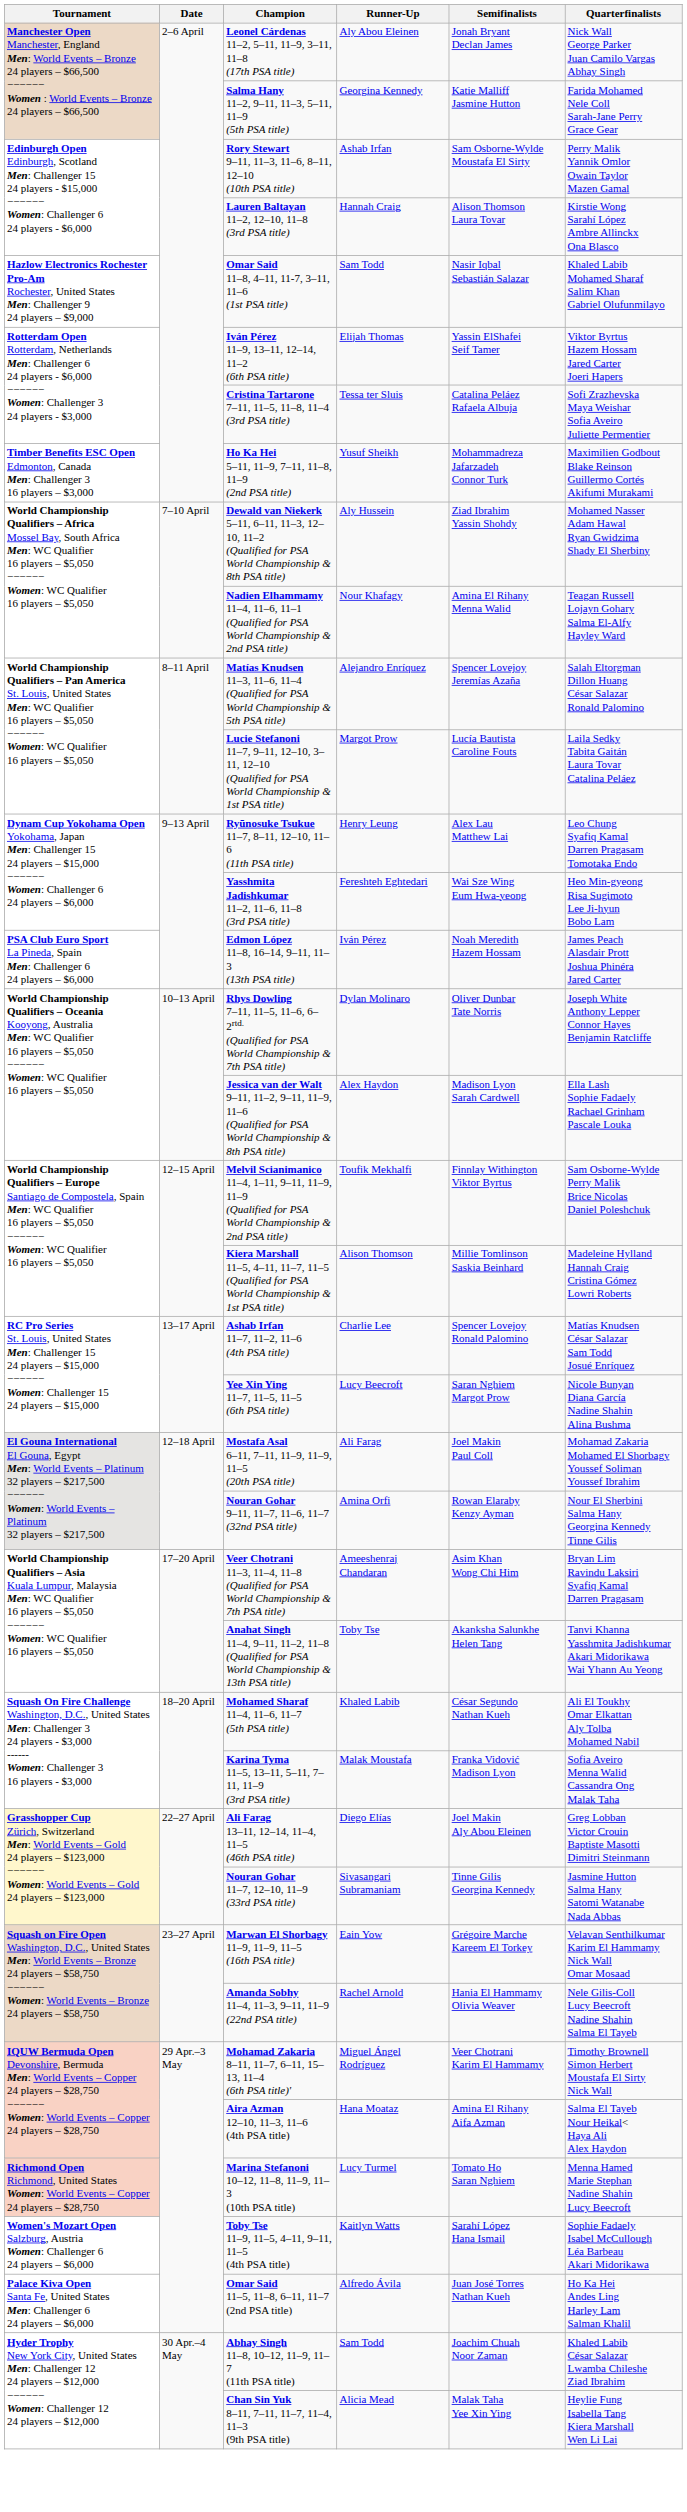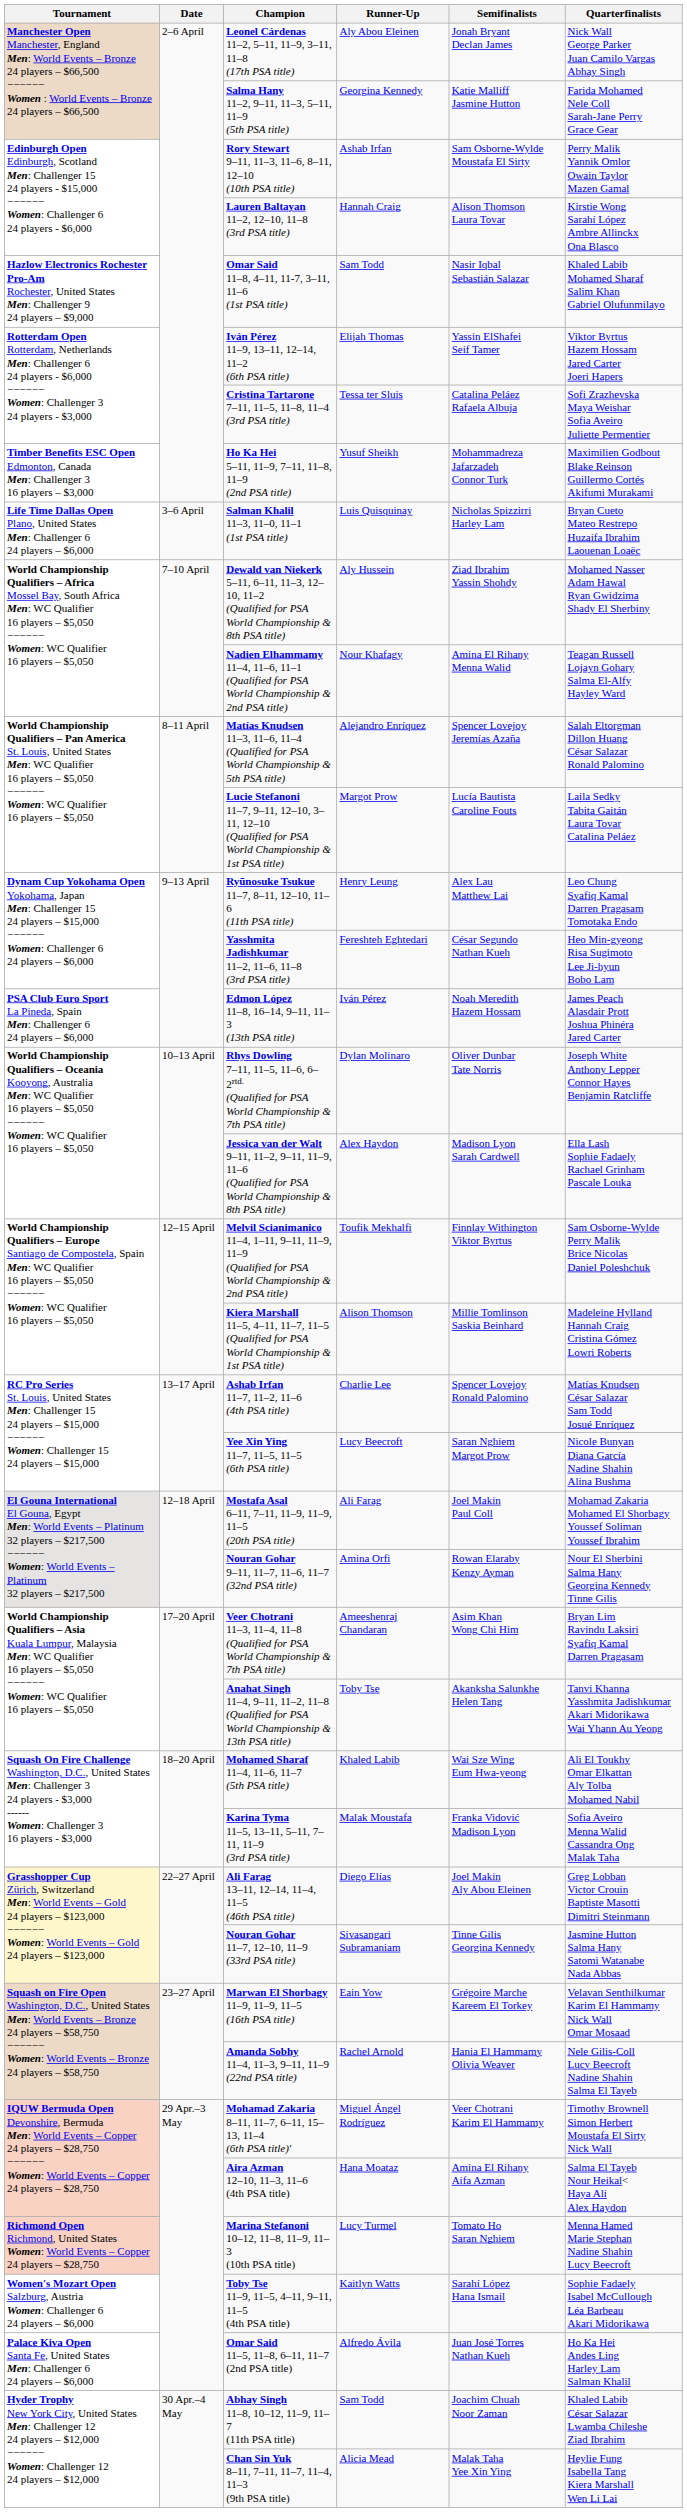+ row: (264, 524)
(489, 888) Wai Sze Wing Eum Hwa-yeong -> (485, 946) César Segundo Nathan Kueh
(485, 1708) César Segundo Nathan Kueh -> (489, 1766) Wai Sze Wing Eum Hwa-yeong
